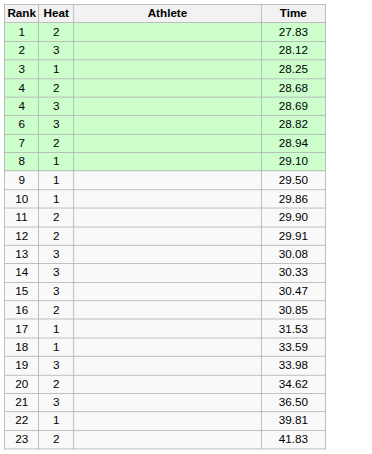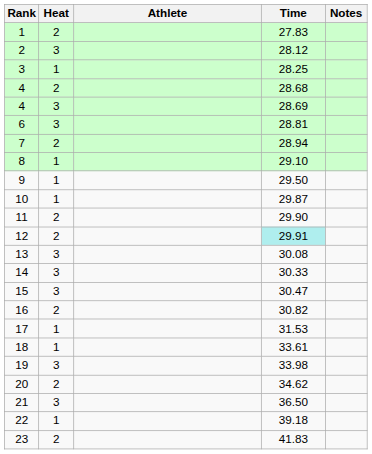+ column: (346, 13)
(293, 124) 28.82 -> (293, 124) 28.81
(293, 198) 29.86 -> (293, 198) 29.87
(293, 236) no background -> (293, 236) paleturquoise background
(293, 310) 30.85 -> (293, 310) 30.82
(293, 347) 33.59 -> (293, 347) 33.61
(293, 421) 39.81 -> (293, 421) 39.18
